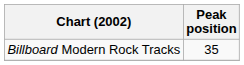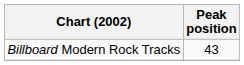(211, 49) 35 -> (211, 49) 43
